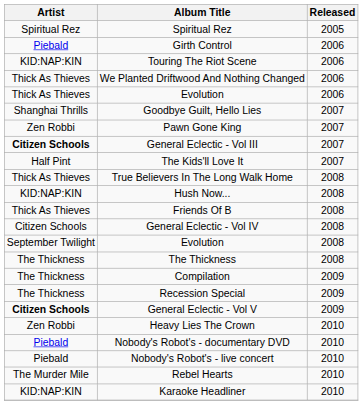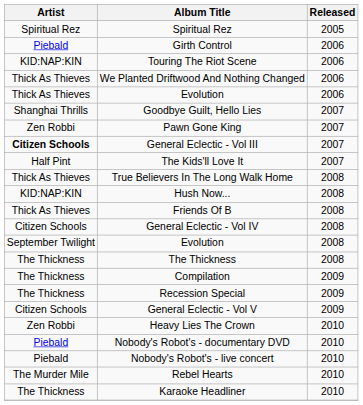(51, 309) bold -> (51, 309) normal
(51, 392) KID:NAP:KIN -> (51, 392) The Thickness
